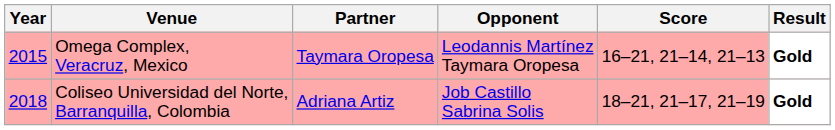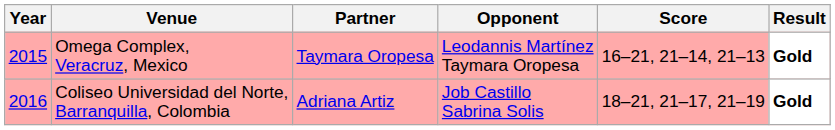(28, 102) 2018 -> (28, 102) 2016
